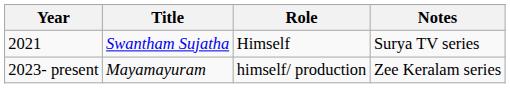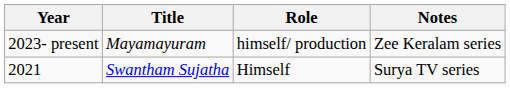rows swapped: (25, 43) <-> (53, 69)
